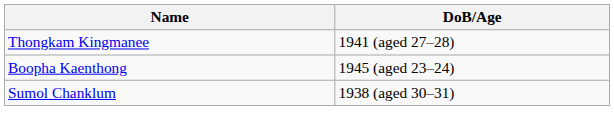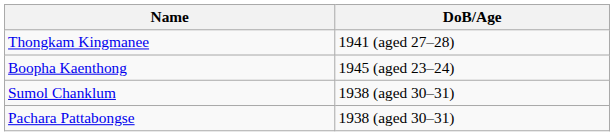+ row: (71, 118)
